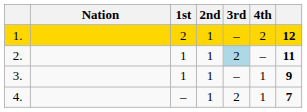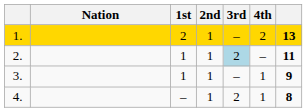(289, 35) 12 -> (289, 35) 13
(289, 96) 7 -> (289, 96) 8
